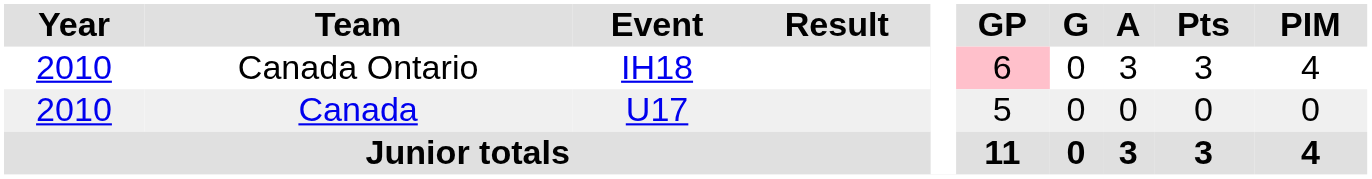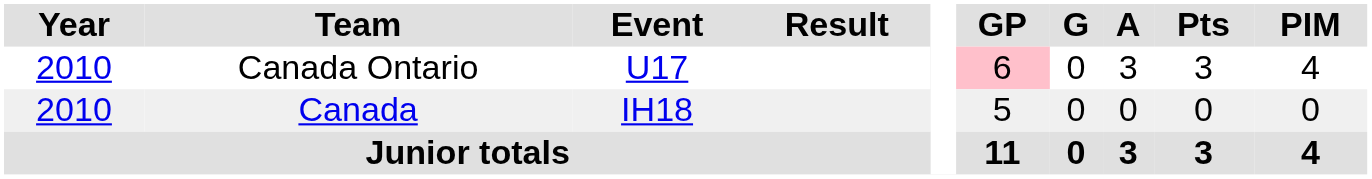(657, 67) IH18 -> (657, 67) U17
(657, 109) U17 -> (657, 109) IH18
